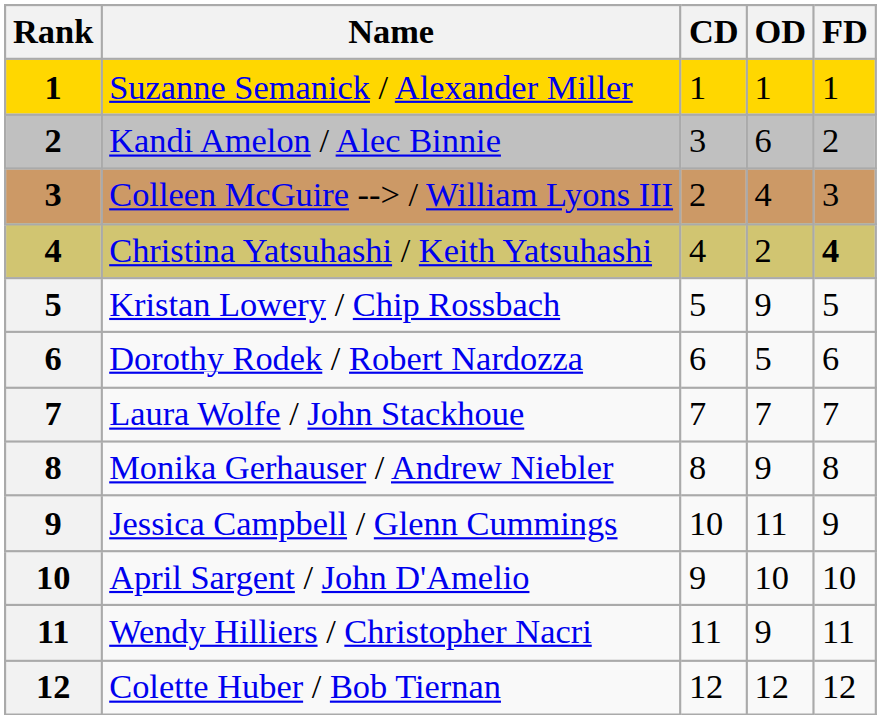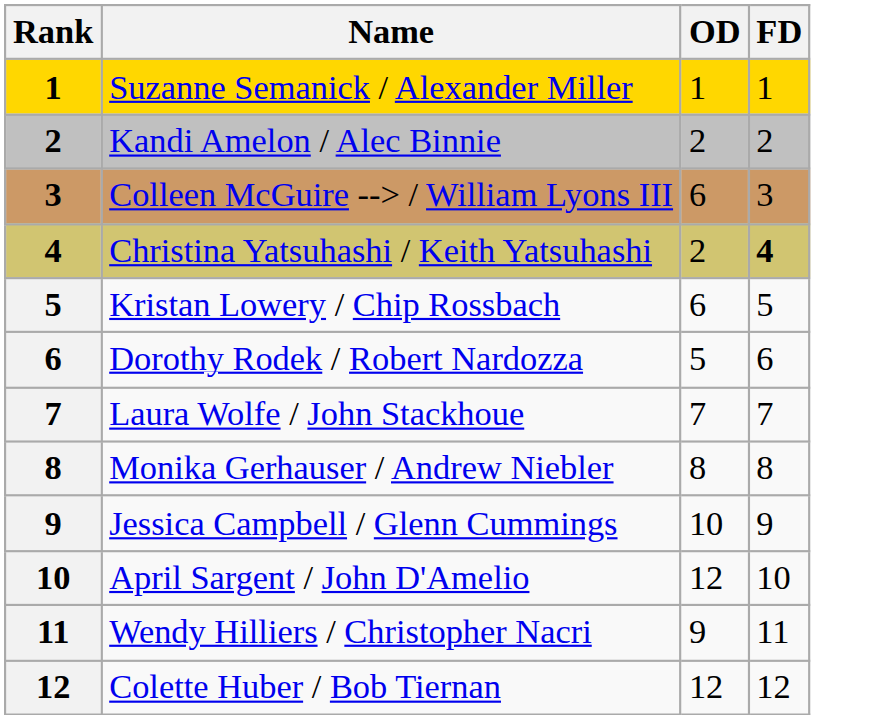- column: (714, 31)
(763, 140) 6 -> (698, 140) 2
(763, 195) 4 -> (698, 195) 6
(763, 304) 9 -> (698, 304) 6
(763, 468) 9 -> (698, 468) 8
(771, 522) 11 -> (706, 522) 10
(772, 577) 10 -> (706, 577) 12
